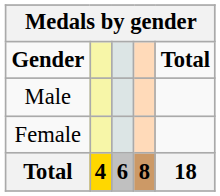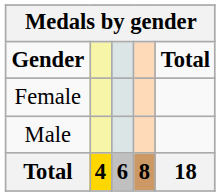rows swapped: (48, 97) <-> (48, 134)
